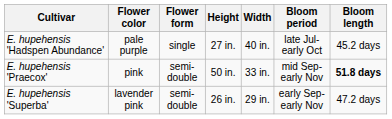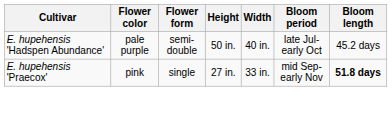(182, 45) single -> (182, 45) semi-double
(223, 45) 27 in. -> (223, 45) 50 in.
(182, 72) semi-double -> (182, 72) single
(223, 72) 50 in. -> (223, 72) 27 in.
- row: (39, 100)
